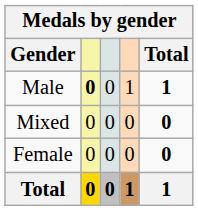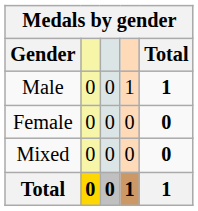(90, 88) bold -> (90, 88) normal
rows swapped: (43, 155) <-> (43, 121)
